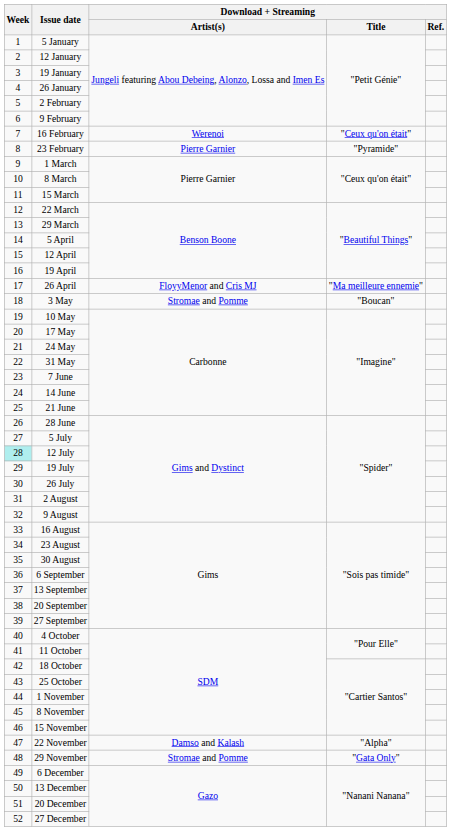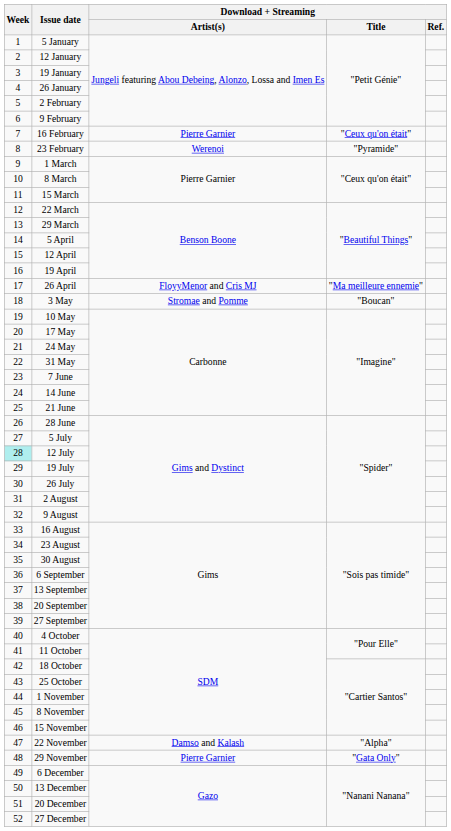(208, 133) Werenoi -> (208, 133) Pierre Garnier
(208, 149) Pierre Garnier -> (208, 149) Werenoi
(208, 758) Stromae and Pomme -> (208, 758) Pierre Garnier
